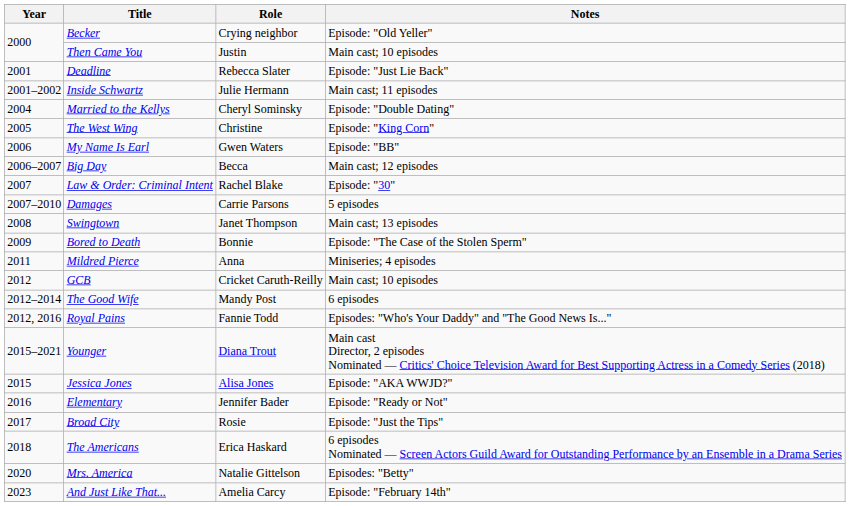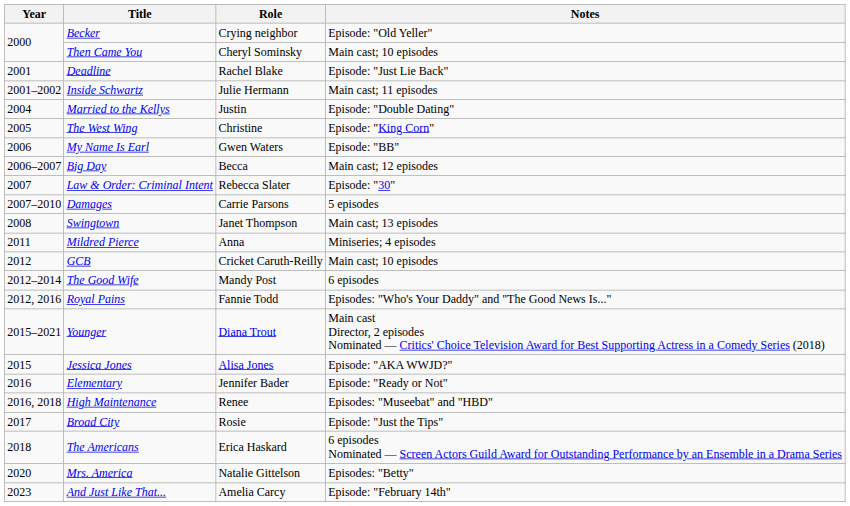(232, 52) Justin -> (260, 52) Cheryl Sominsky
(254, 71) Rebecca Slater -> (251, 71) Rachel Blake
(260, 109) Cheryl Sominsky -> (232, 109) Justin
(251, 185) Rachel Blake -> (254, 185) Rebecca Slater
- row: (103, 242)
+ row: (111, 402)
